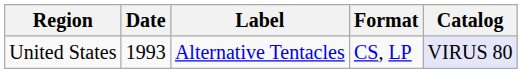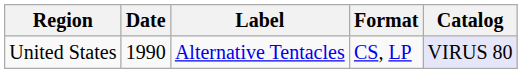(146, 52) 1993 -> (146, 52) 1990
